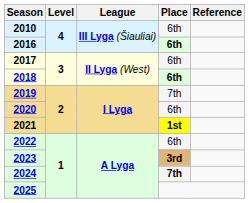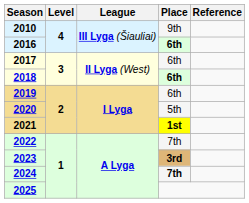(174, 29) 6th -> (174, 29) 9th
(174, 94) 7th -> (174, 94) 6th
(174, 110) 6th -> (174, 110) 5th
(174, 142) 6th -> (174, 142) 7th
